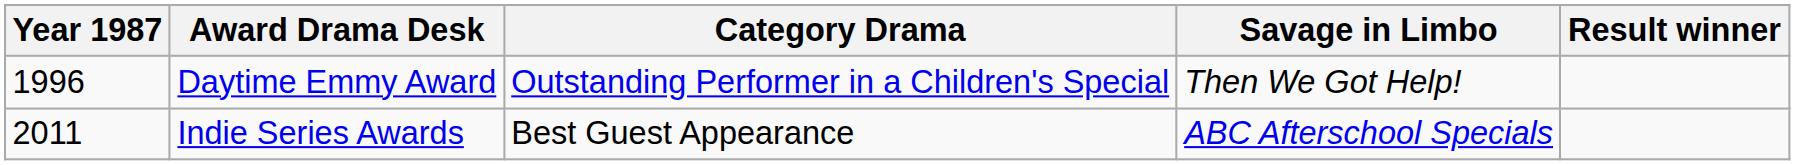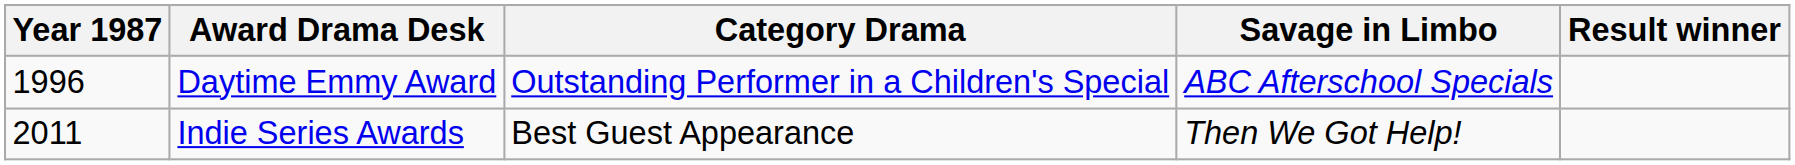(1323, 81) Then We Got Help! -> (1369, 81) ABC Afterschool Specials
(1369, 133) ABC Afterschool Specials -> (1323, 133) Then We Got Help!
